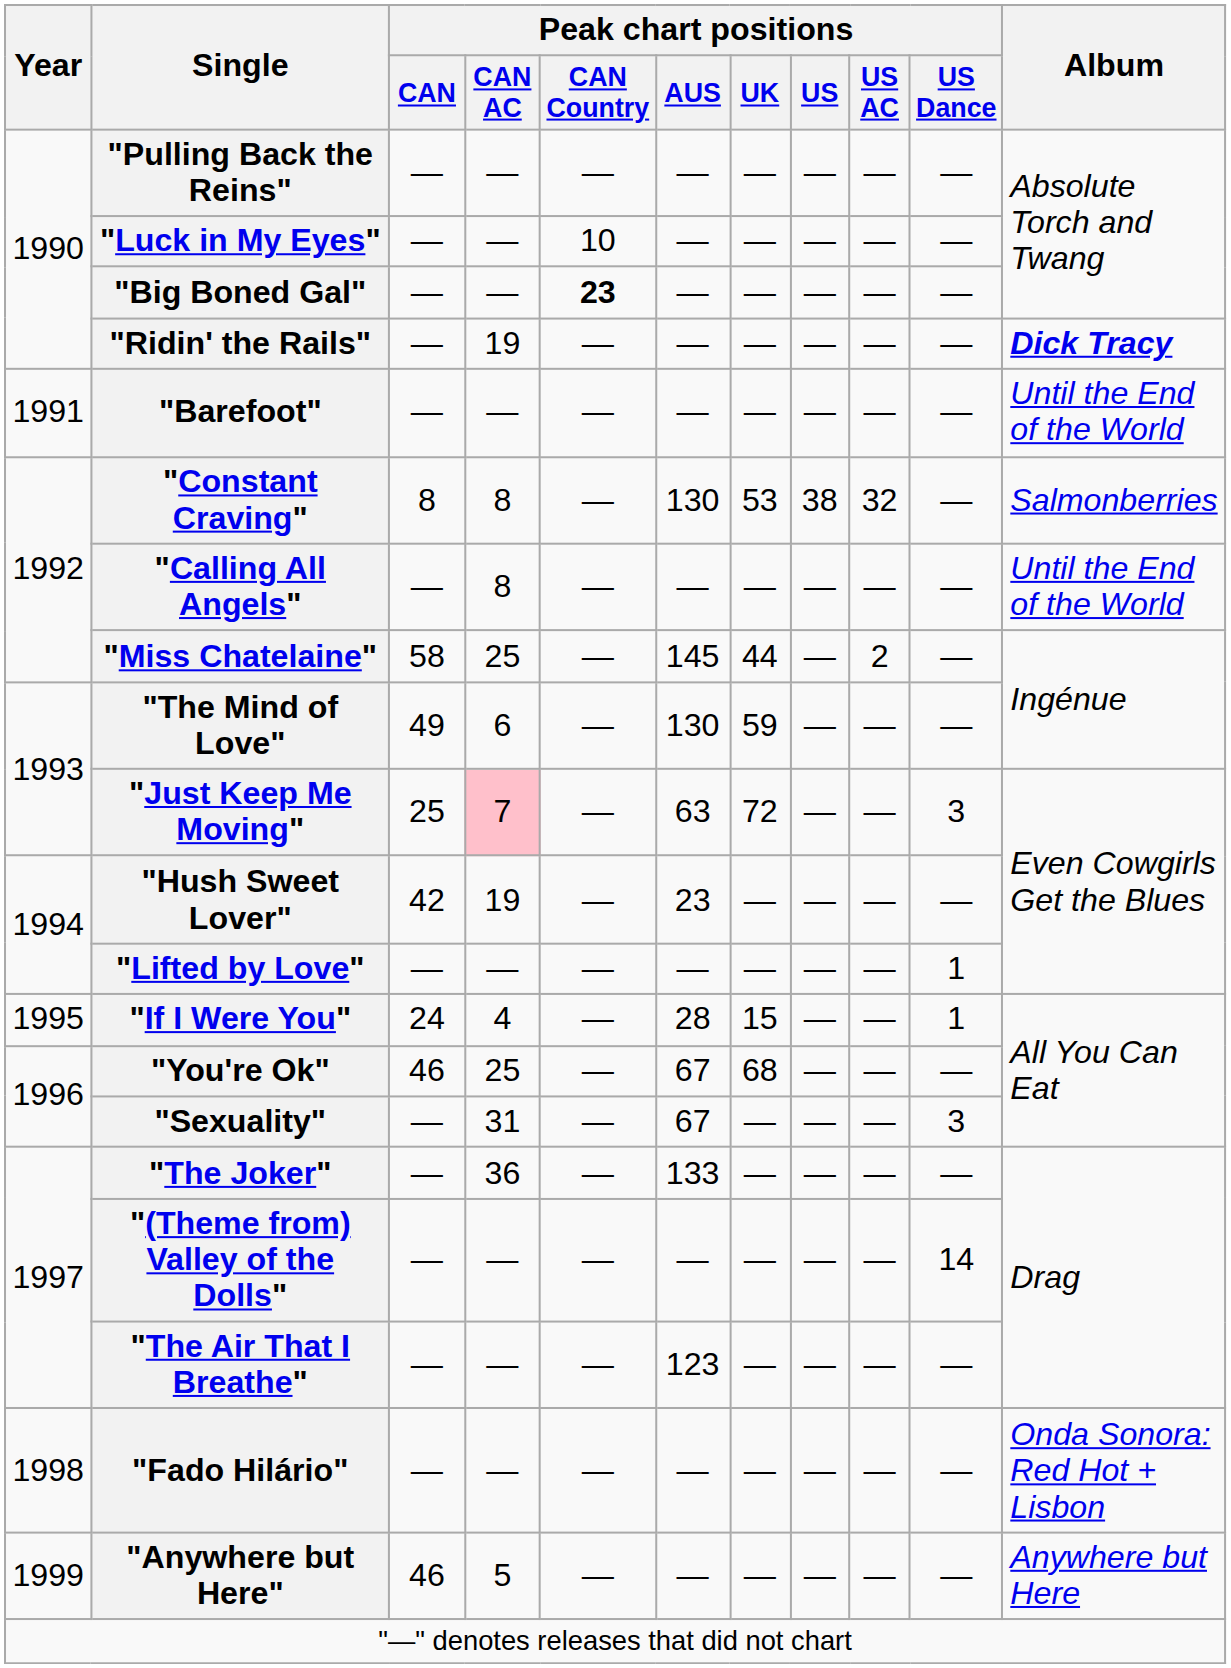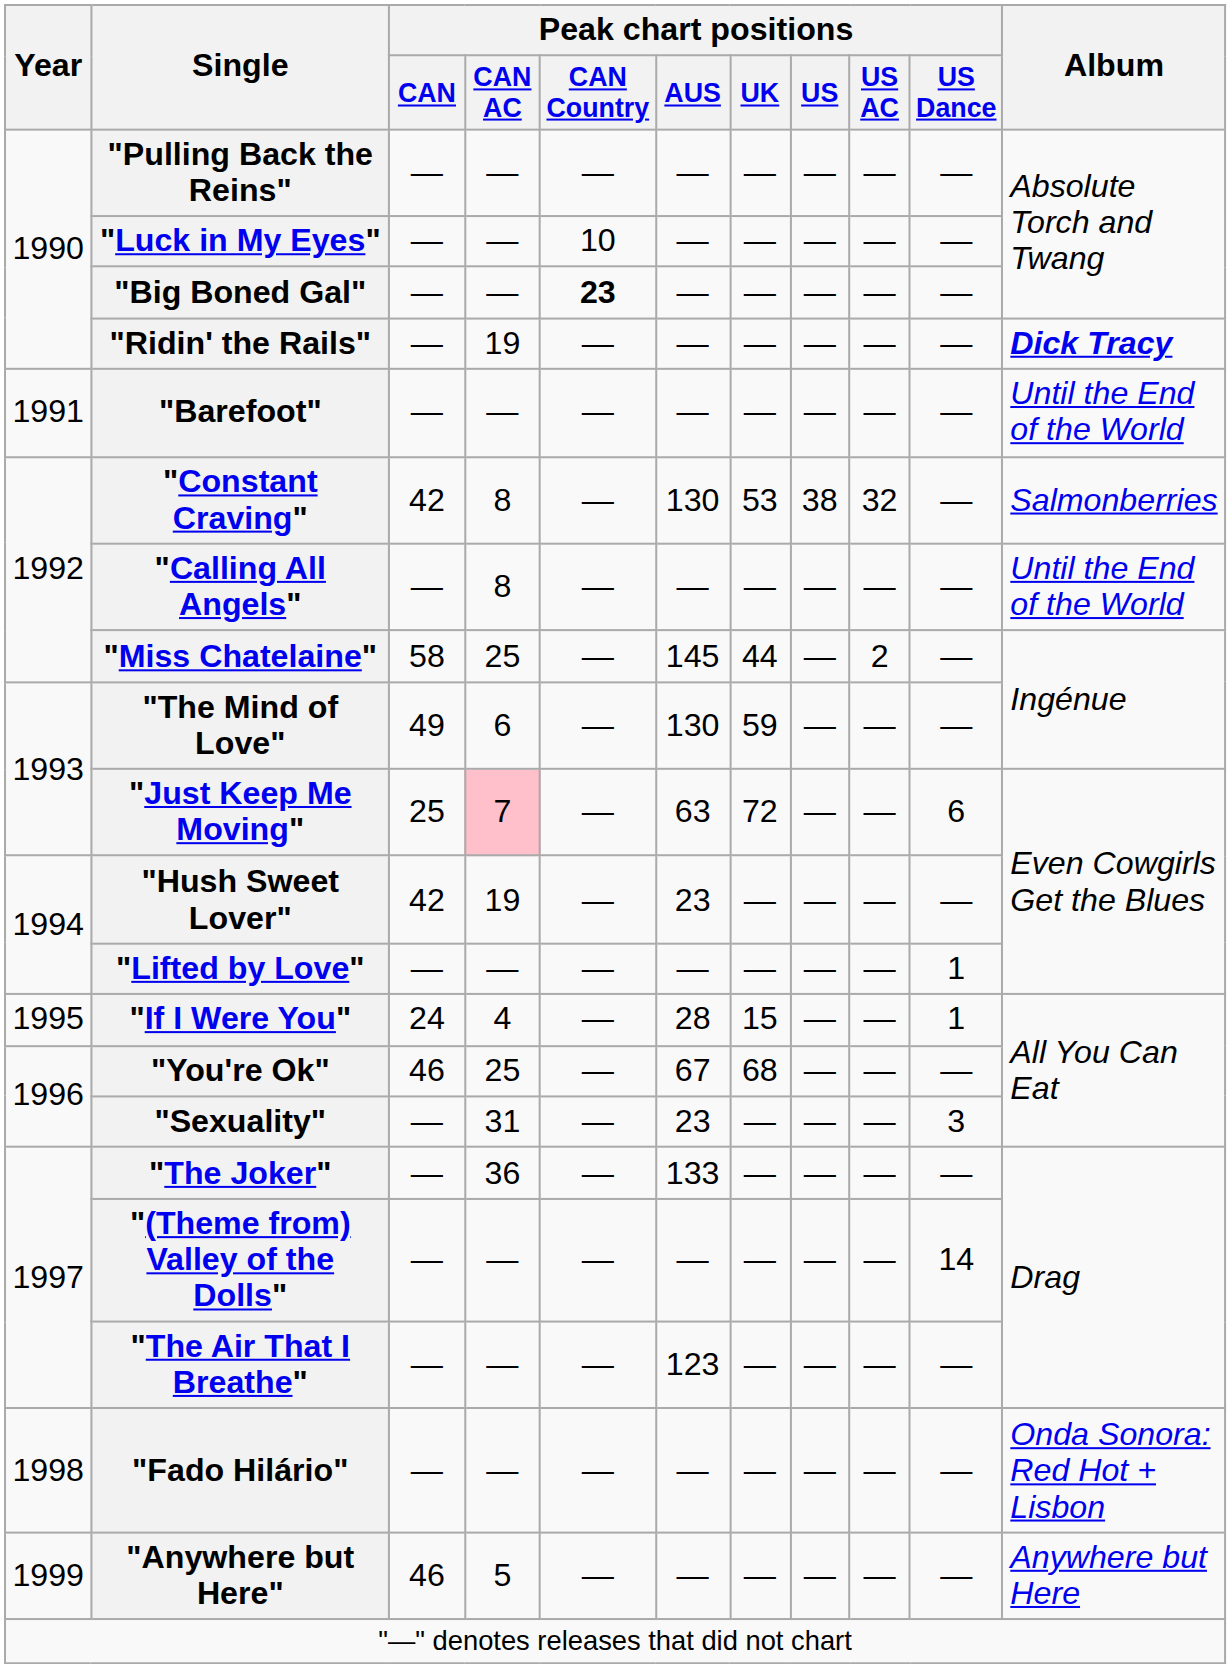(427, 499) 8 -> (427, 499) 42
(956, 812) 3 -> (956, 812) 6
(693, 1121) 67 -> (693, 1121) 23
